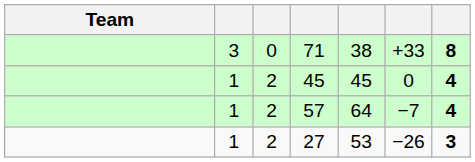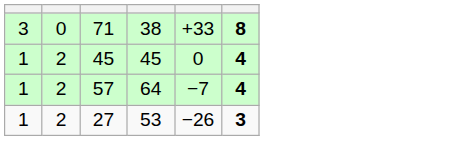- column: (110, 19)
